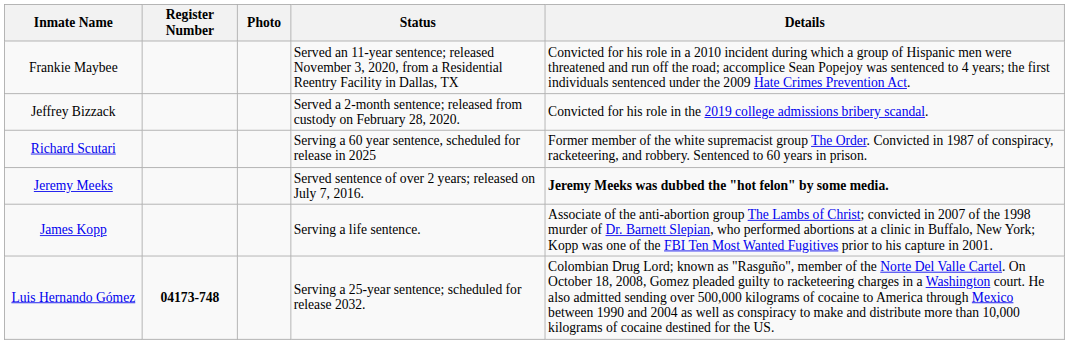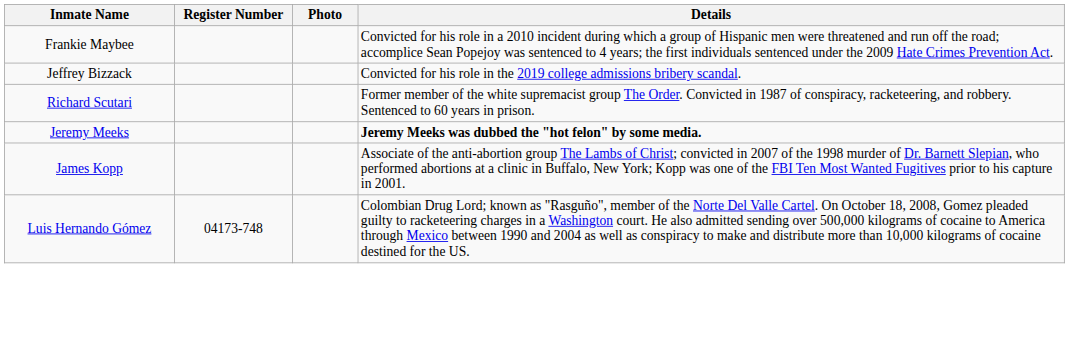- column: (418, 22)
(190, 297) bold -> (233, 228) normal
